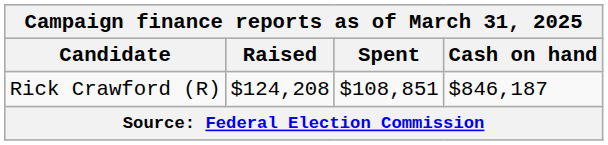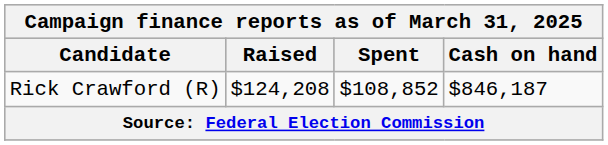(389, 89) $108,851 -> (389, 89) $108,852
